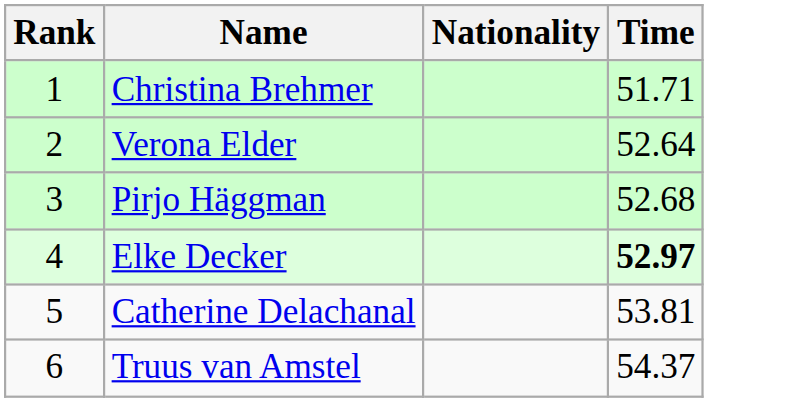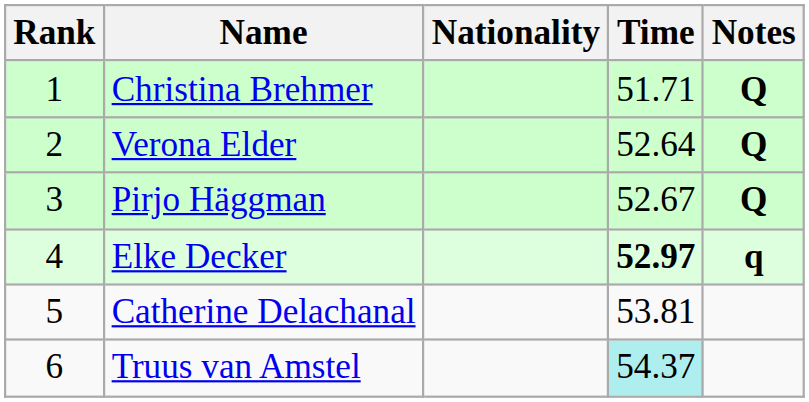+ column: (754, 32)
(656, 199) 52.68 -> (656, 199) 52.67
(656, 367) no background -> (656, 367) paleturquoise background
